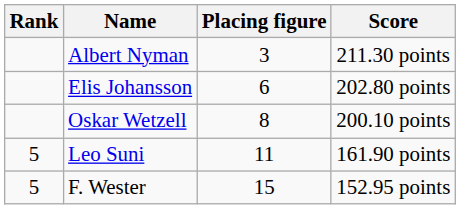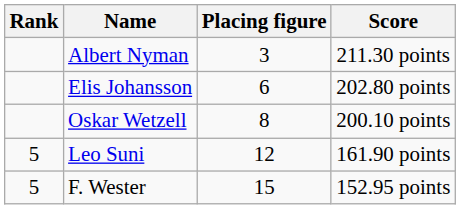(264, 154) 11 -> (264, 154) 12
